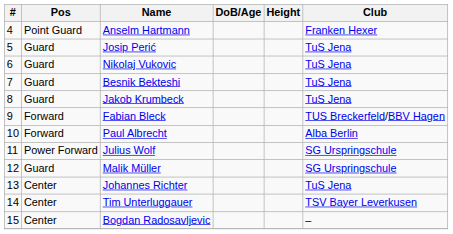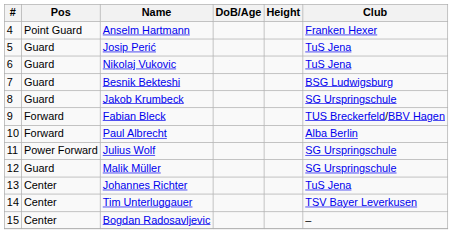(328, 82) TuS Jena -> (349, 82) BSG Ludwigsburg
(328, 99) TuS Jena -> (351, 99) SG Urspringschule
